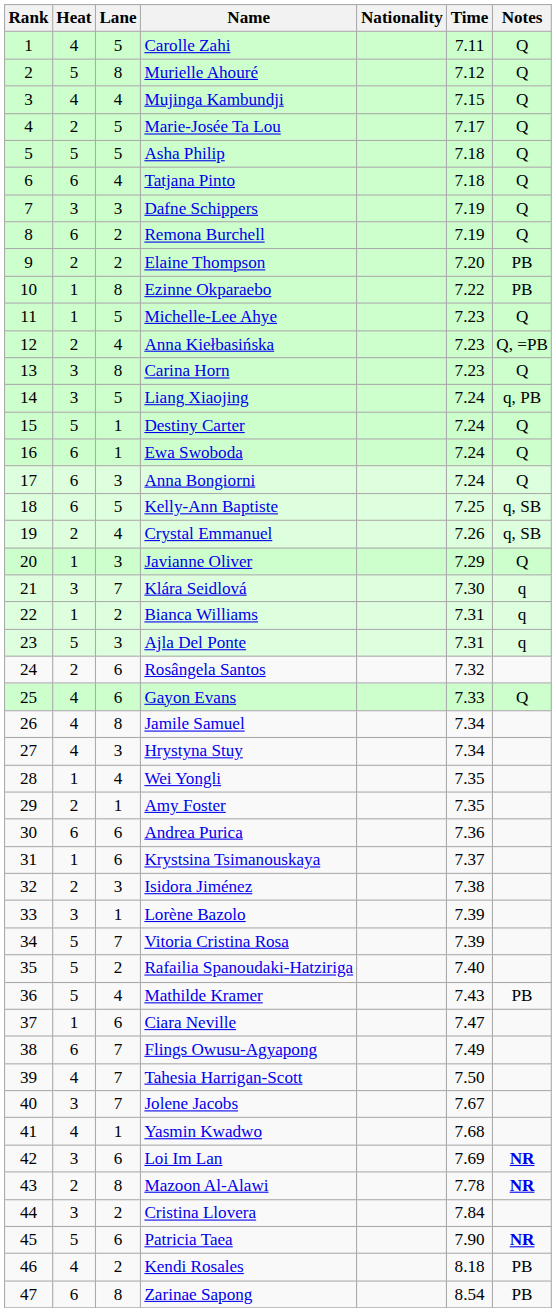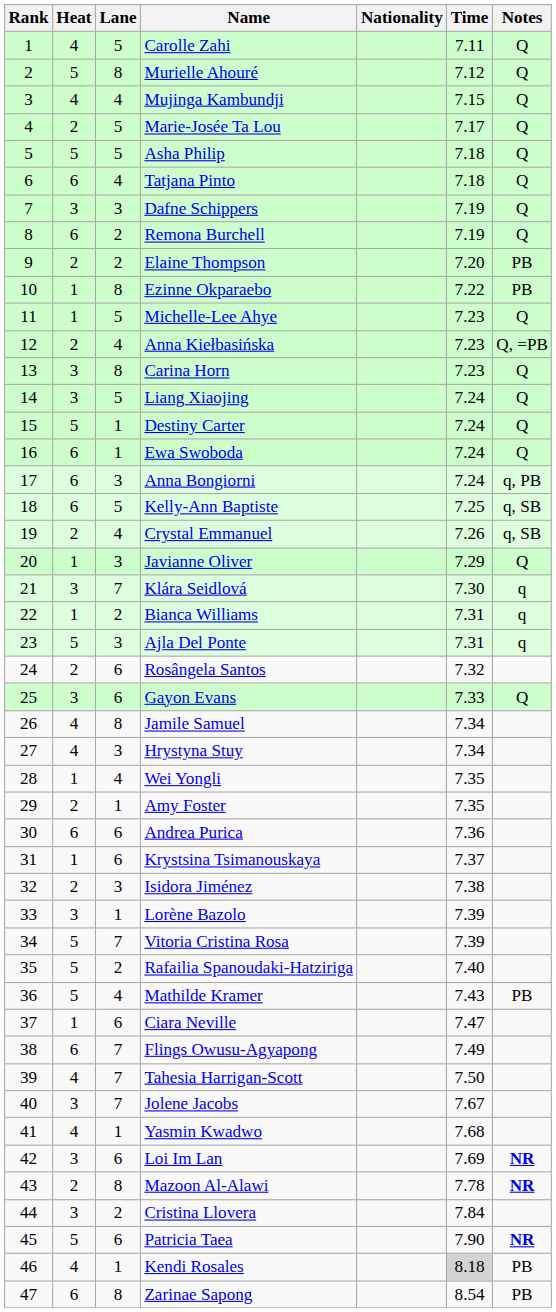(522, 398) q, PB -> (522, 398) Q
(522, 479) Q -> (522, 479) q, PB
(74, 696) 4 -> (74, 696) 3
(118, 1267) 2 -> (118, 1267) 1
(470, 1267) no background -> (470, 1267) lightgrey background
